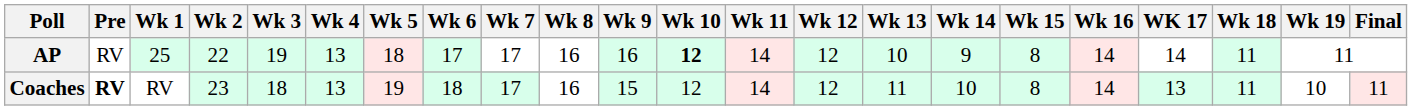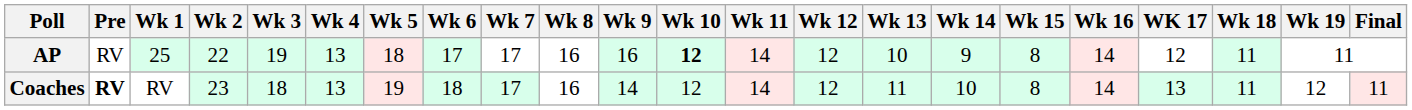(1175, 54) 14 -> (1175, 54) 12
(627, 88) 15 -> (627, 88) 14
(1316, 88) 10 -> (1316, 88) 12
